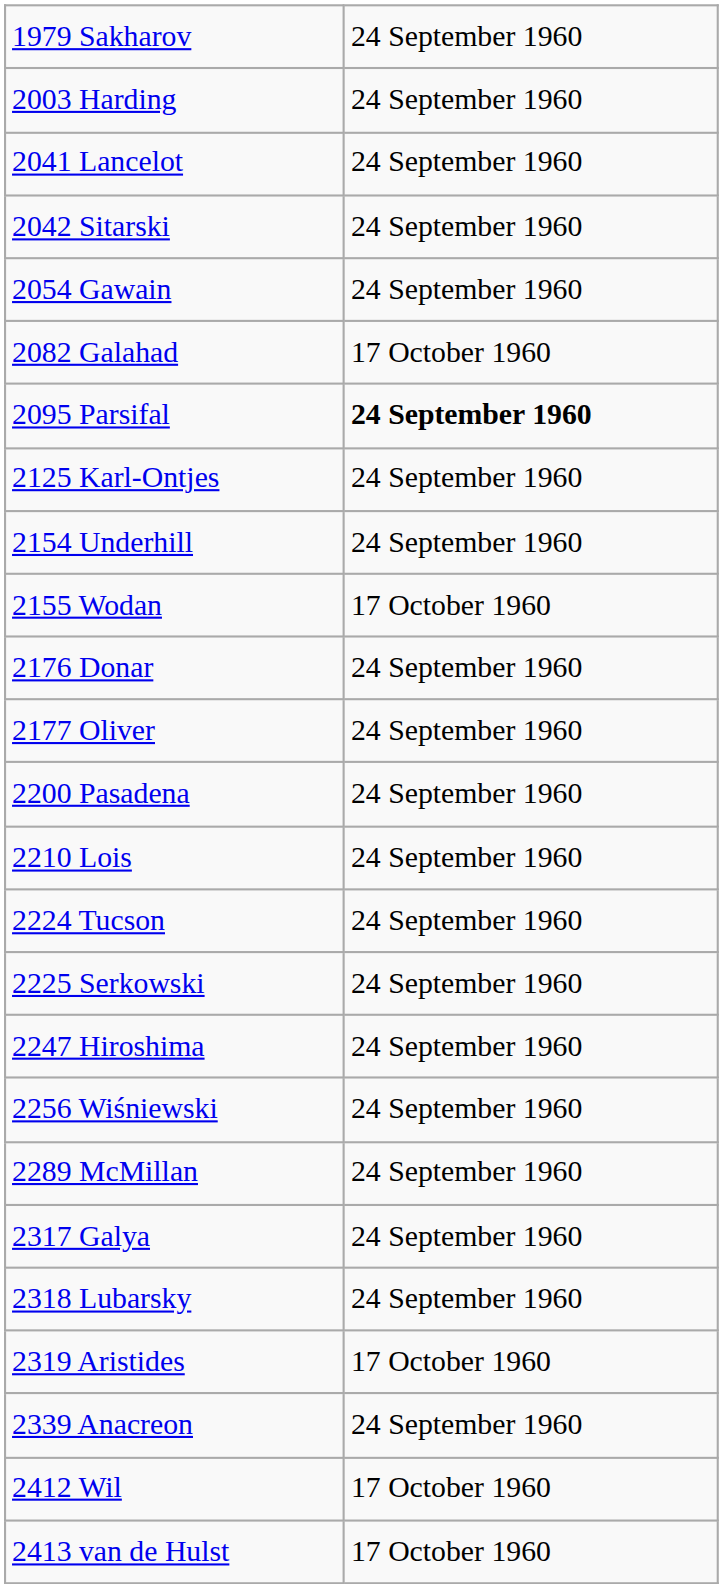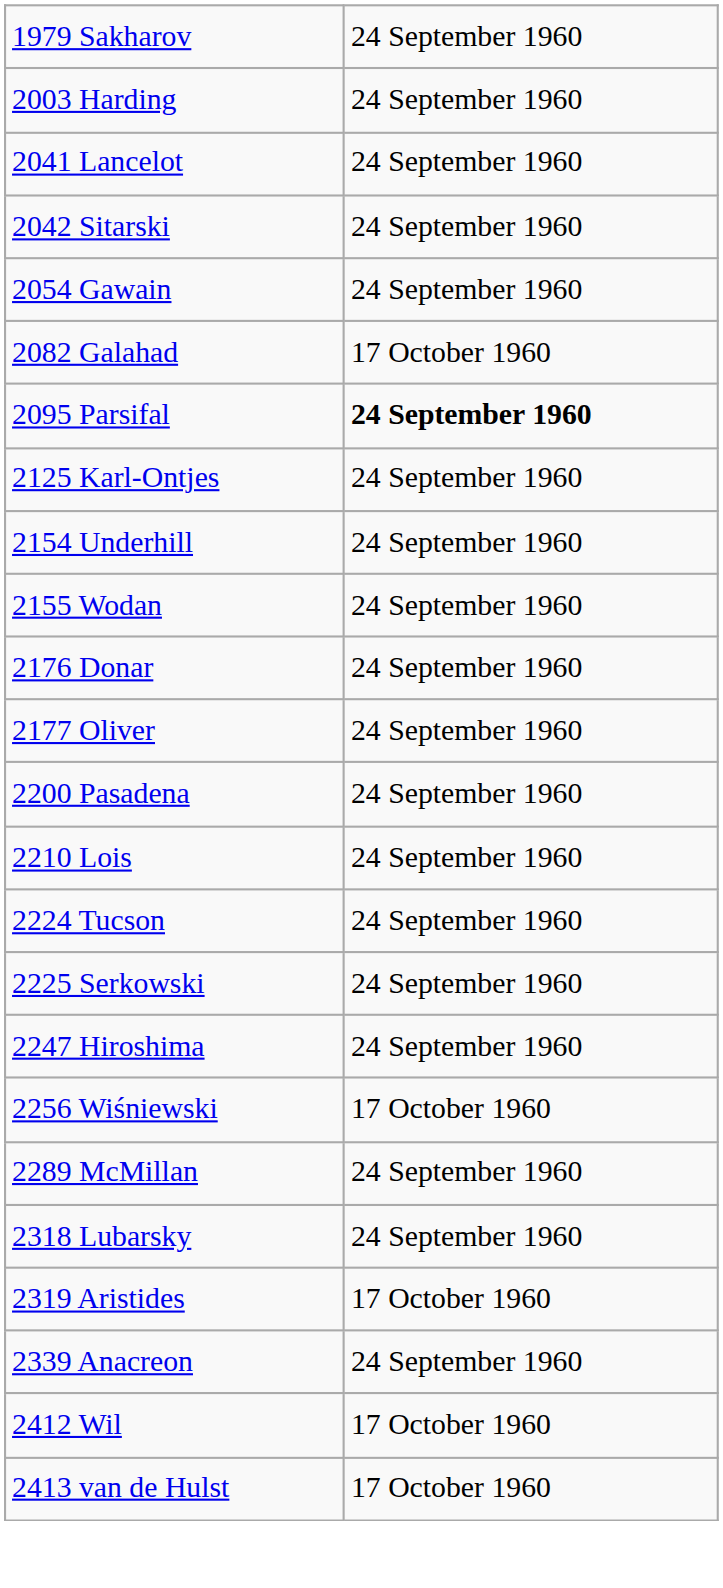(451, 604) 17 October 1960 -> (467, 604) 24 September 1960
(467, 1108) 24 September 1960 -> (451, 1108) 17 October 1960
- row: (81, 1235)
